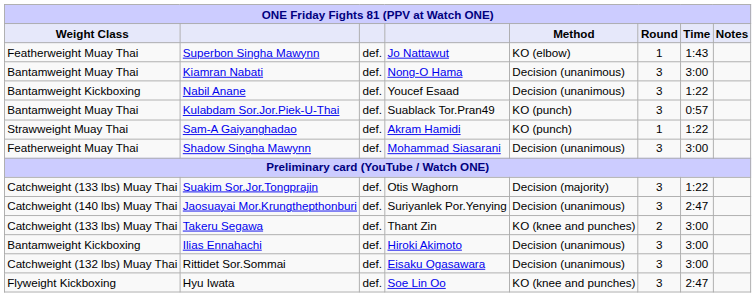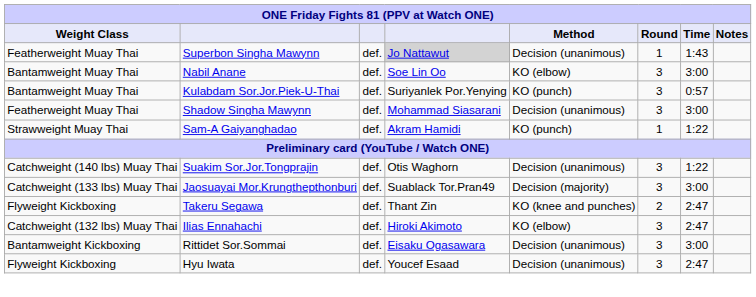(418, 52) no background -> (418, 52) lightgrey background
(541, 52) KO (elbow) -> (569, 52) Decision (unanimous)
- row: (223, 71)
(74, 91) Bantamweight Kickboxing -> (73, 71) Bantamweight Muay Thai
(423, 91) Youcef Esaad -> (417, 71) Soe Lin Oo
(569, 91) Decision (unanimous) -> (541, 71) KO (elbow)
(697, 91) 1:22 -> (697, 71) 3:00
(441, 110) Suablack Tor.Pran49 -> (447, 91) Suriyanlek Por.Yenying
rows swapped: (240, 129) <-> (247, 148)
(92, 187) Catchweight (133 lbs) Muay Thai -> (92, 167) Catchweight (140 lbs) Muay Thai
(561, 187) Decision (majority) -> (569, 167) Decision (unanimous)
(92, 206) Catchweight (140 lbs) Muay Thai -> (92, 187) Catchweight (133 lbs) Muay Thai
(447, 206) Suriyanlek Por.Yenying -> (441, 187) Suablack Tor.Pran49
(569, 206) Decision (unanimous) -> (561, 187) Decision (majority)
(697, 206) 2:47 -> (697, 187) 3:00
(92, 225) Catchweight (133 lbs) Muay Thai -> (62, 206) Flyweight Kickboxing
(697, 225) 3:00 -> (697, 206) 2:47
(74, 244) Bantamweight Kickboxing -> (92, 225) Catchweight (132 lbs) Muay Thai
(569, 244) Decision (unanimous) -> (541, 225) KO (elbow)
(697, 244) 3:00 -> (697, 225) 2:47
(92, 263) Catchweight (132 lbs) Muay Thai -> (74, 244) Bantamweight Kickboxing
(417, 283) Soe Lin Oo -> (423, 263) Youcef Esaad
(574, 283) KO (knee and punches) -> (569, 263) Decision (unanimous)
